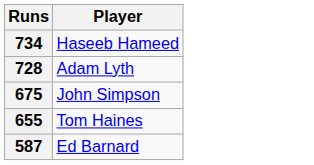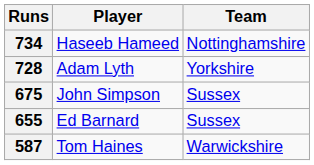+ column: (246, 17)
(100, 120) Tom Haines -> (98, 120) Ed Barnard
(98, 146) Ed Barnard -> (100, 146) Tom Haines
